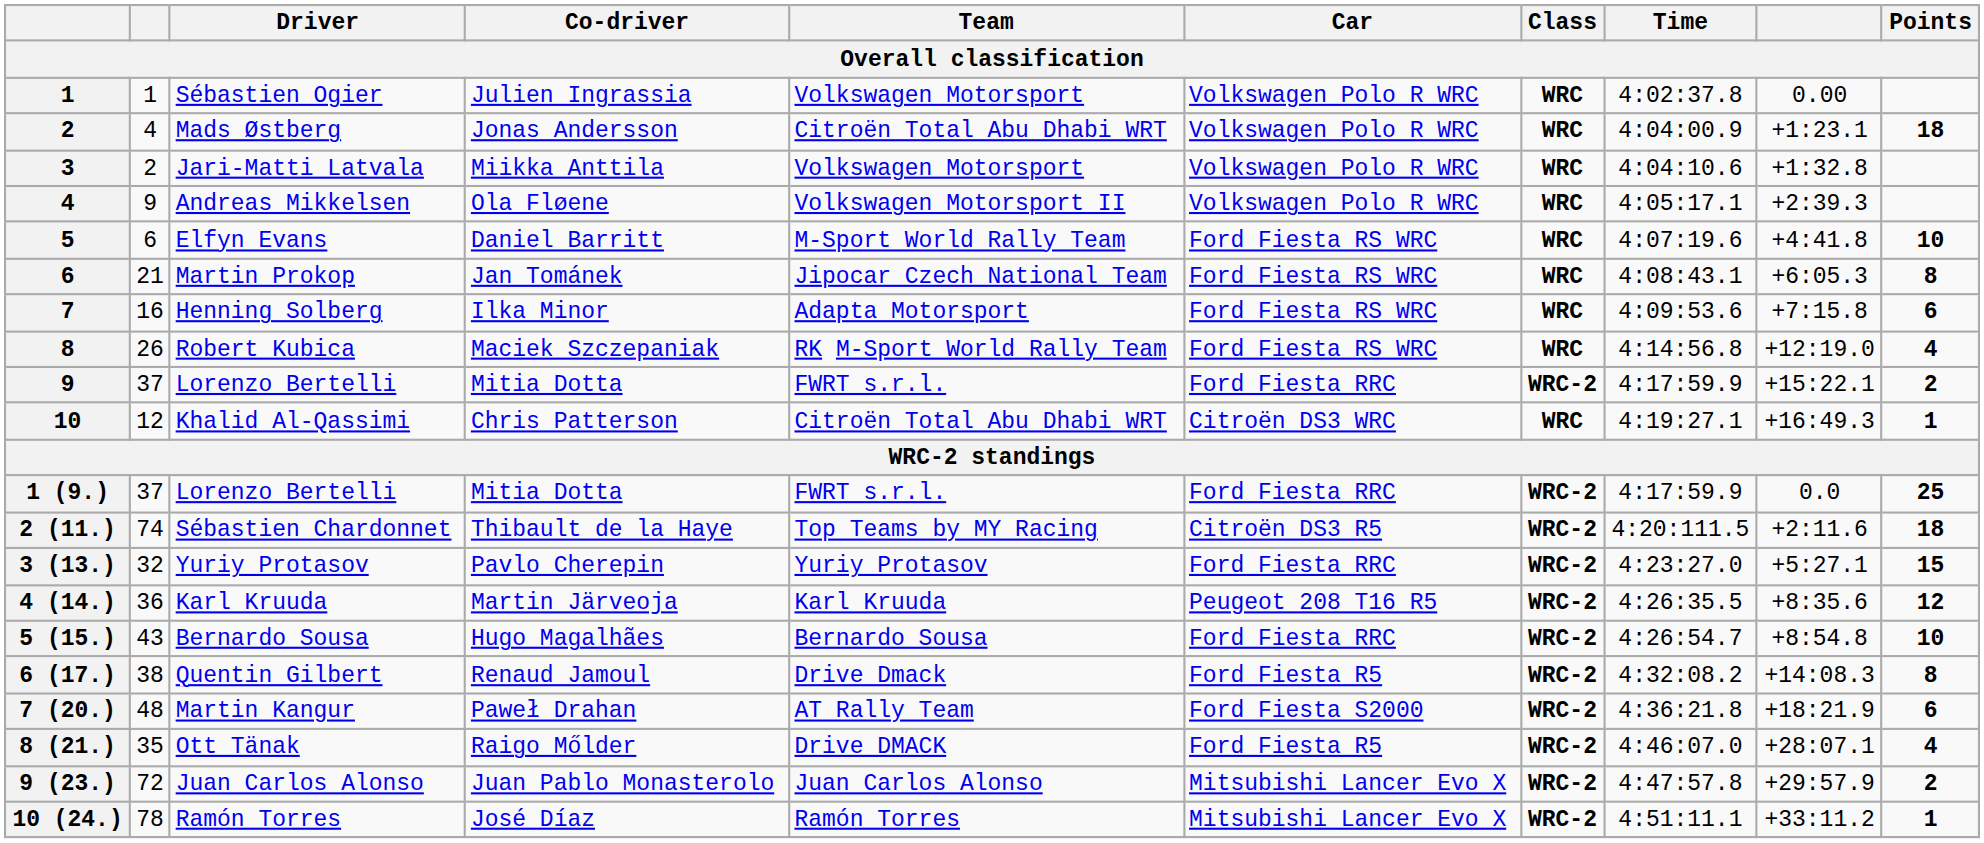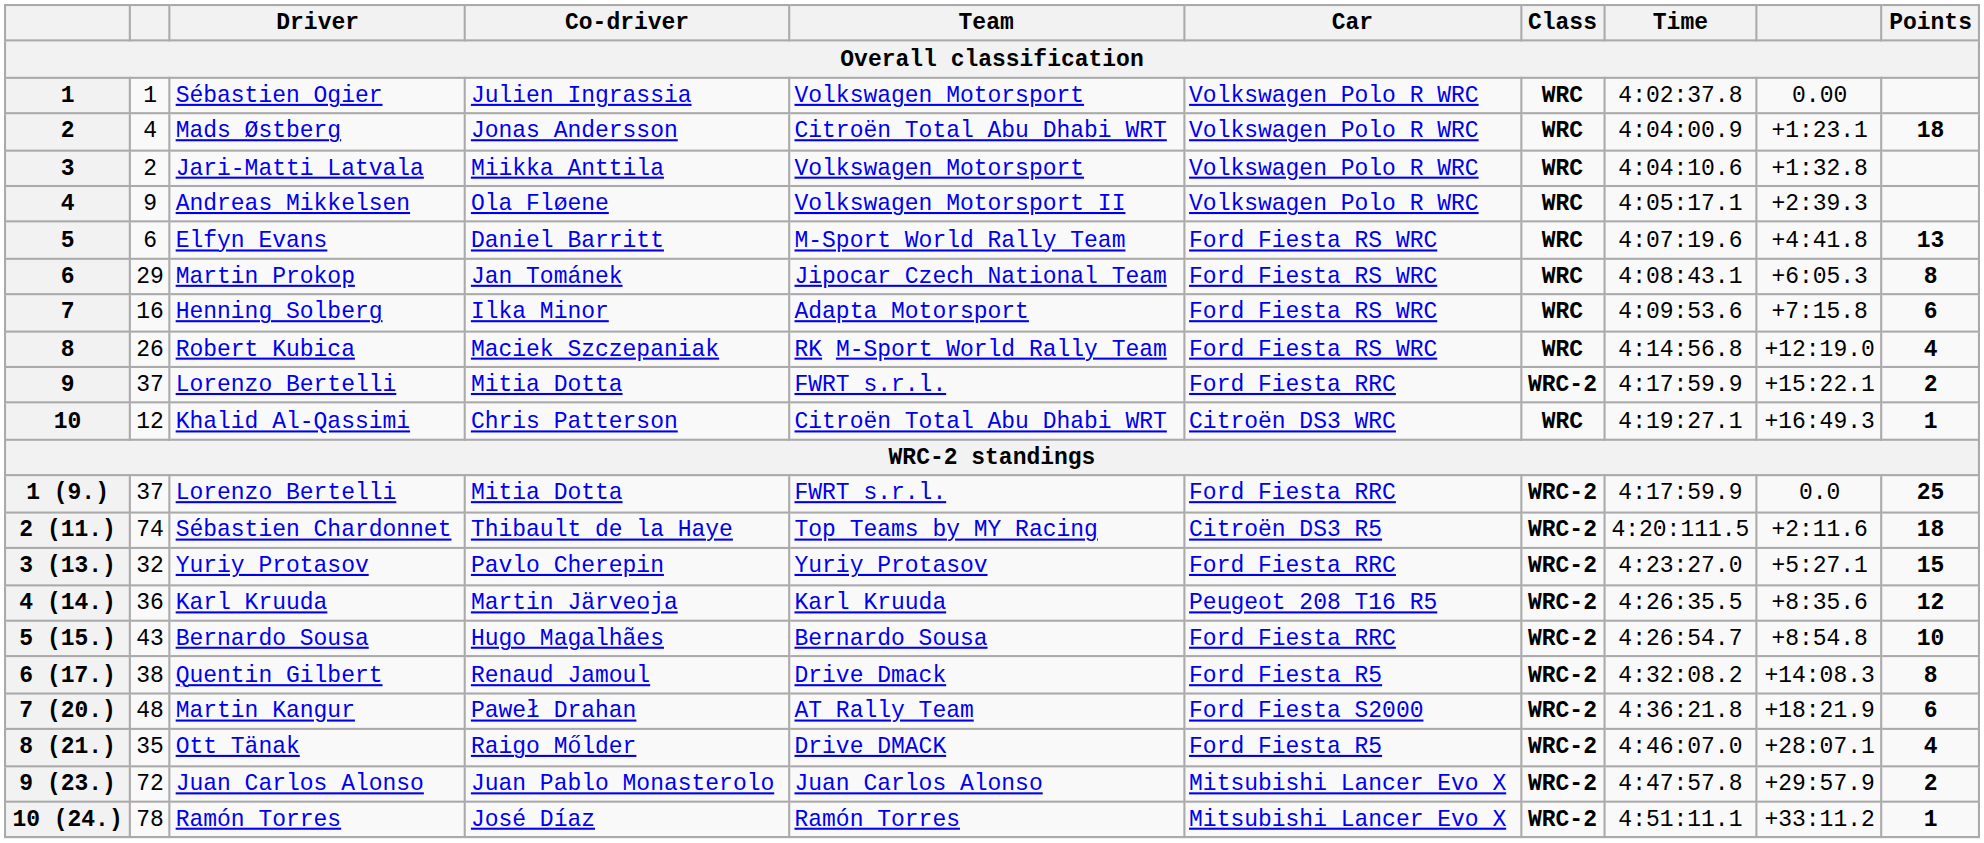(1931, 240) 10 -> (1931, 240) 13
(150, 277) 21 -> (150, 277) 29
